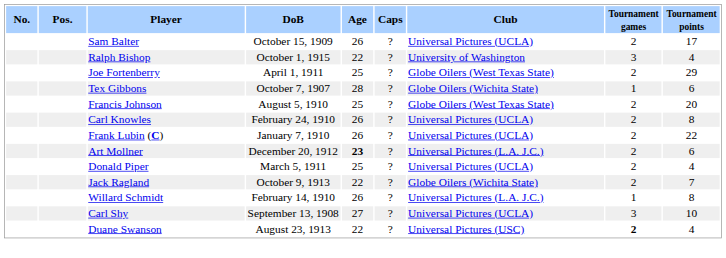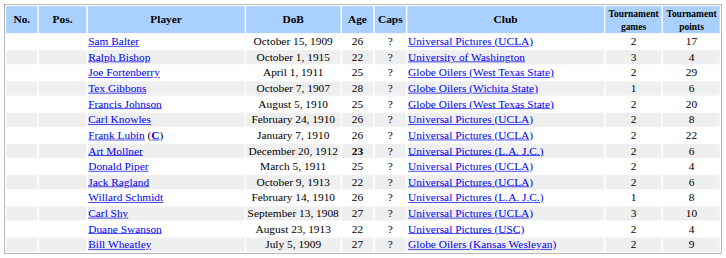(473, 182) Globe Oilers (Wichita State) -> (471, 182) Universal Pictures (UCLA)
(692, 182) 7 -> (692, 182) 6
(634, 229) bold -> (634, 229) normal
+ row: (120, 244)
